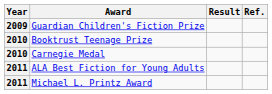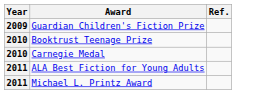- column: (224, 11)
